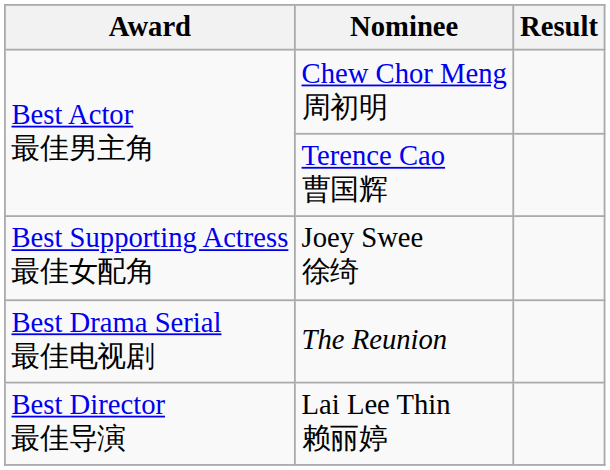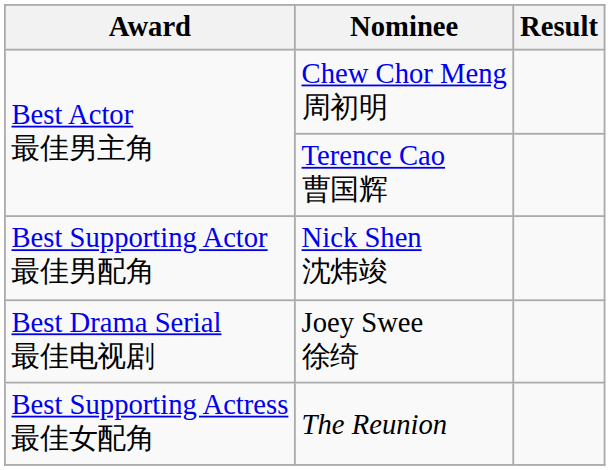+ row: (362, 255)
(150, 255) Best Supporting Actress 最佳女配角 -> (116, 338) Best Drama Serial 最佳电视剧
(116, 338) Best Drama Serial 最佳电视剧 -> (150, 421) Best Supporting Actress 最佳女配角
- row: (376, 421)
